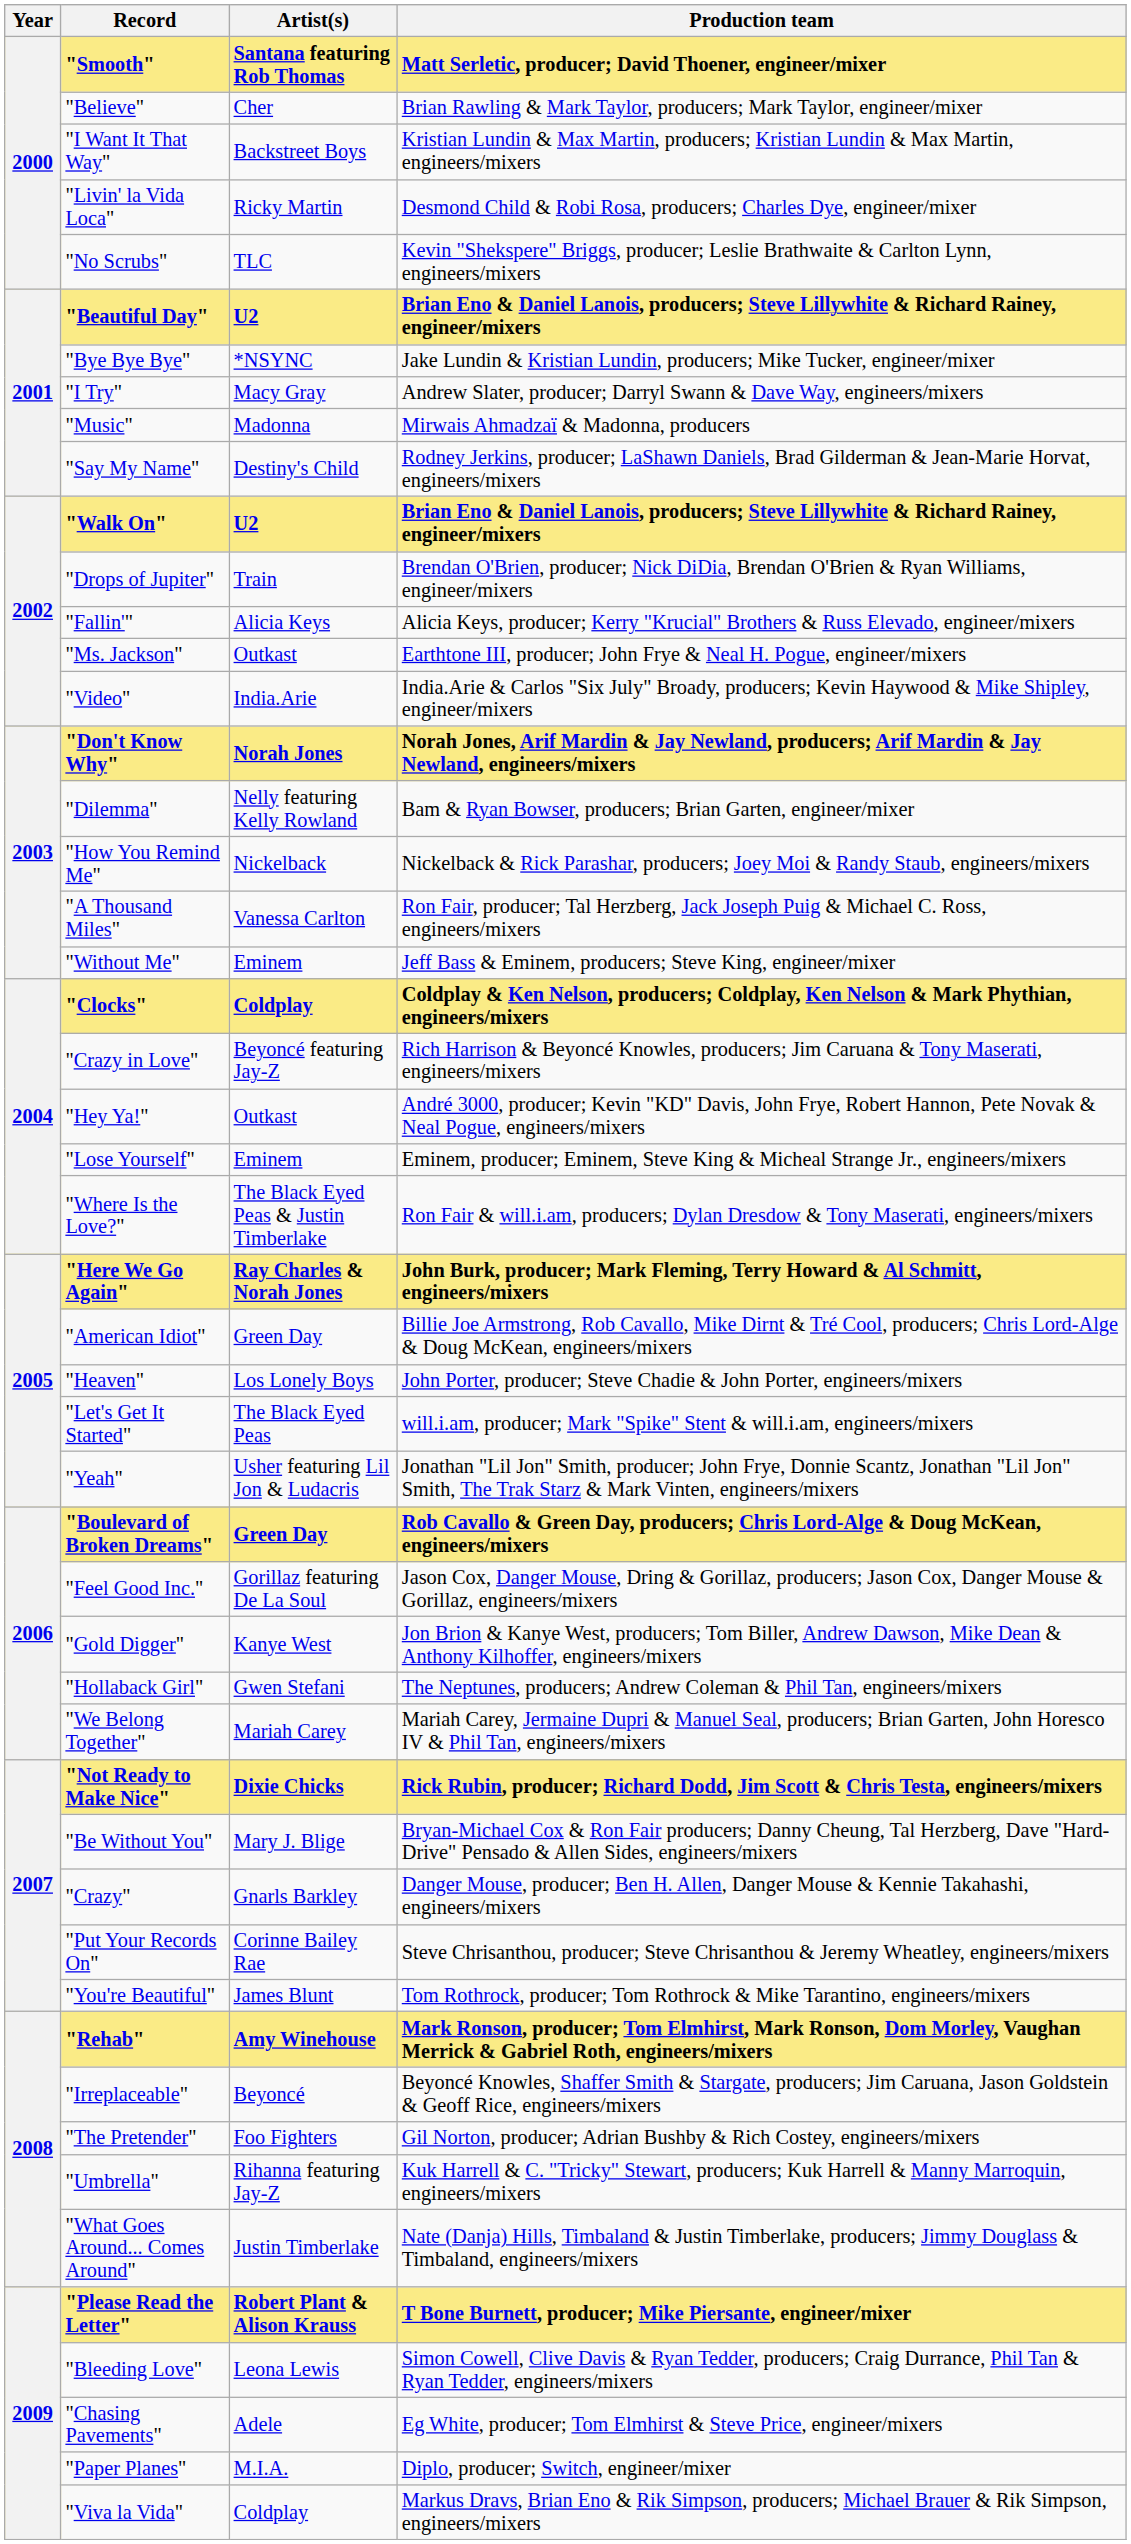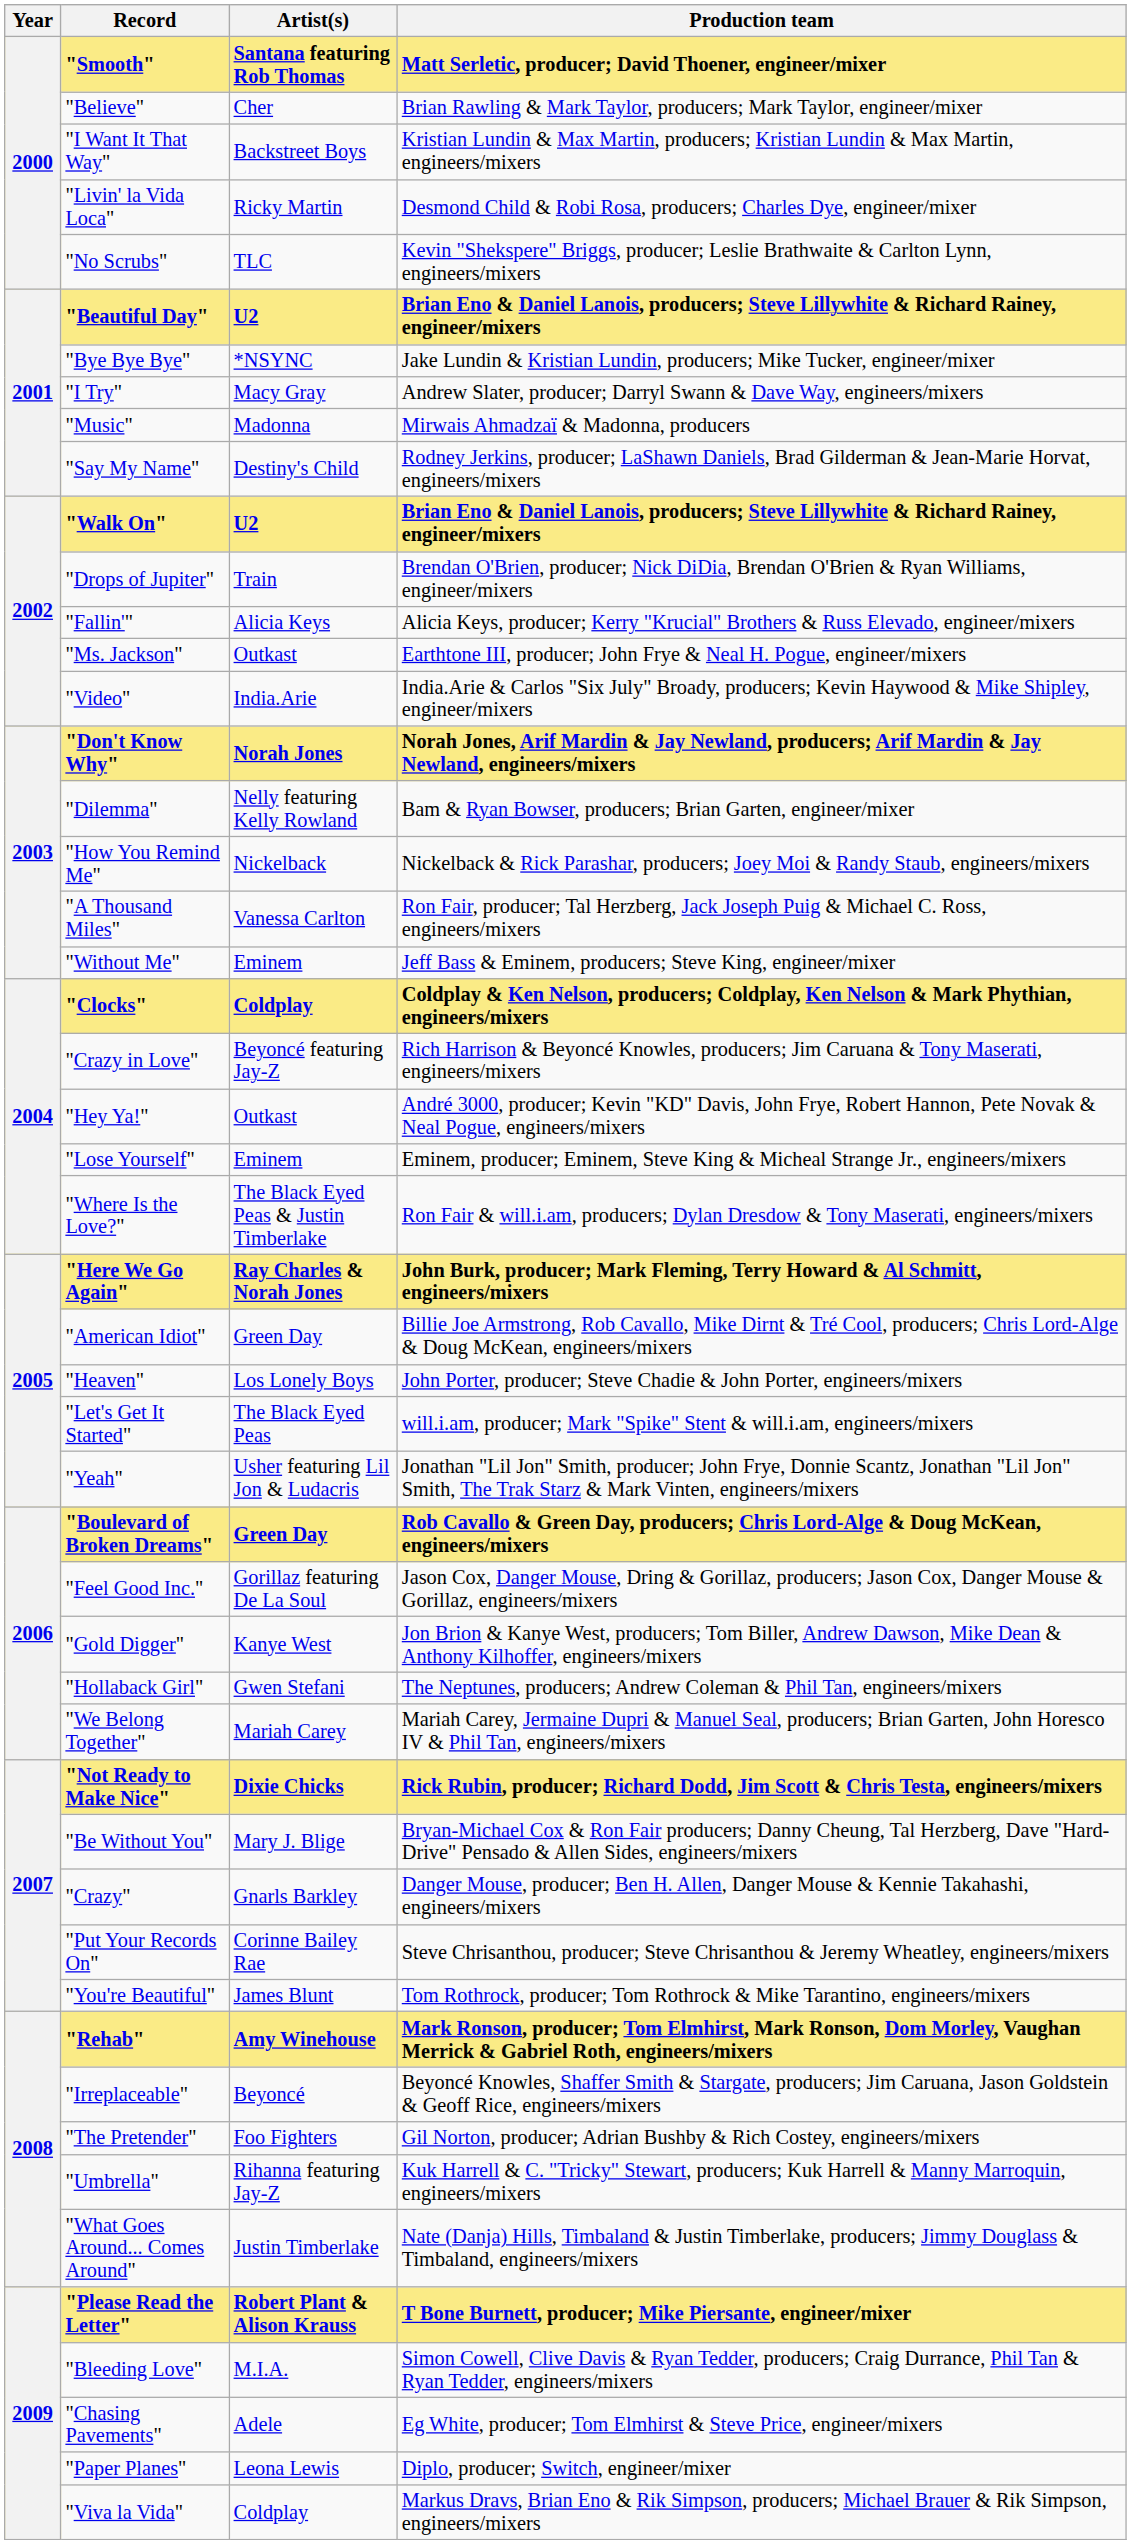(286, 2369) Leona Lewis -> (261, 2369) M.I.A.
(261, 2468) M.I.A. -> (286, 2468) Leona Lewis
